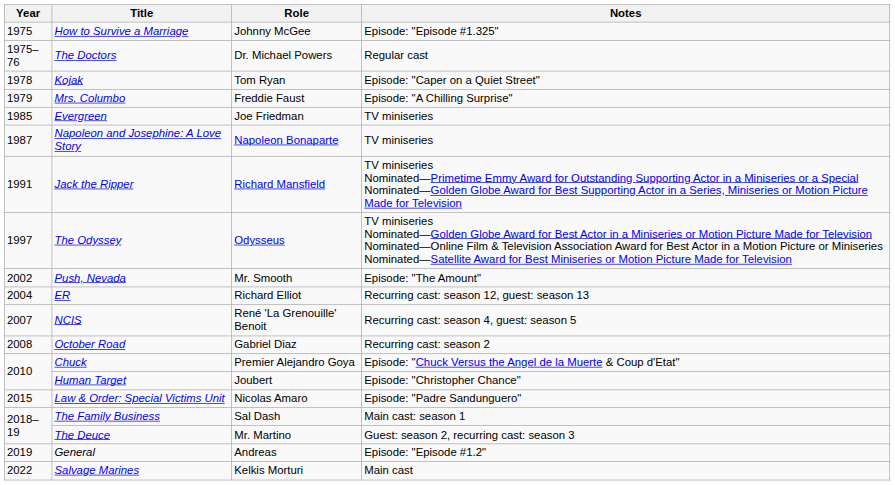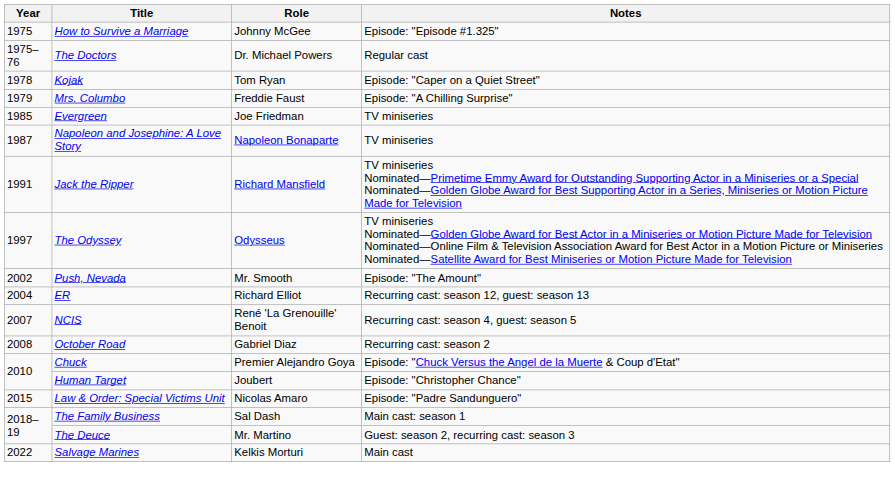- row: (75, 452)
